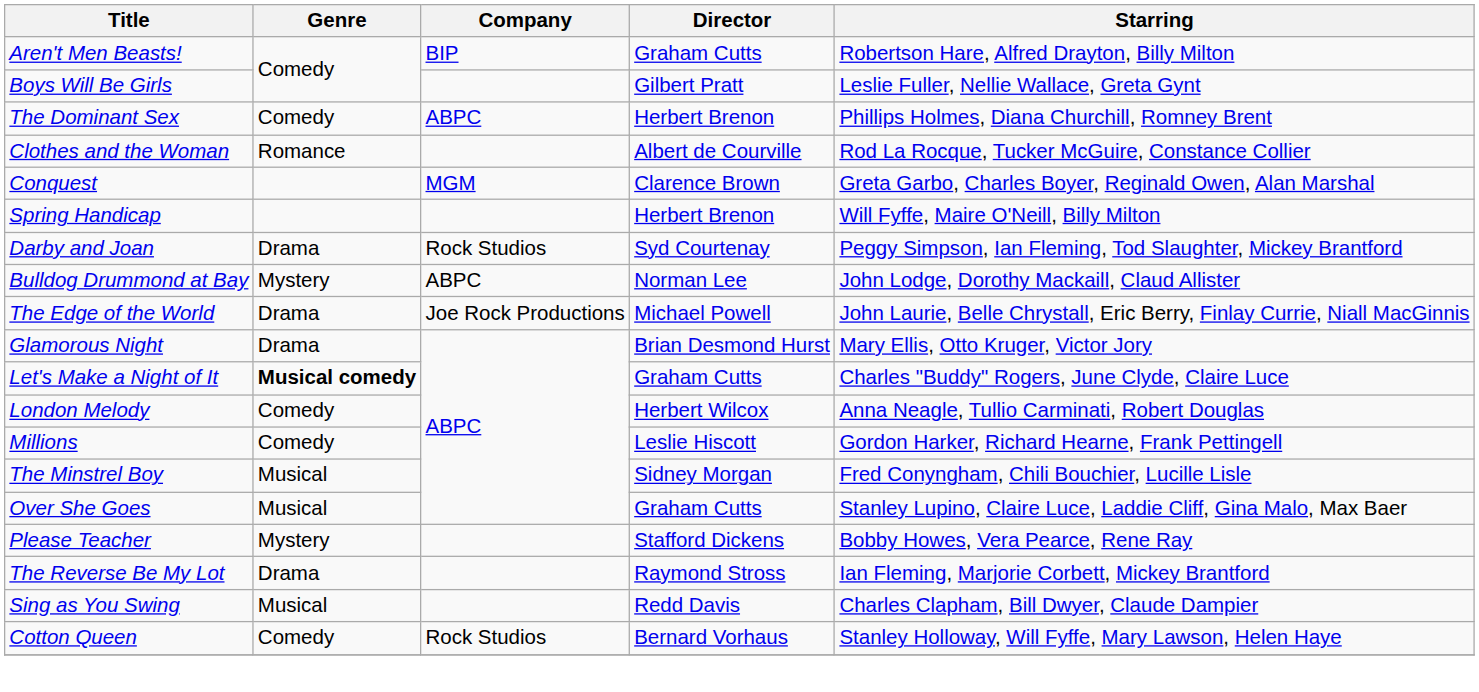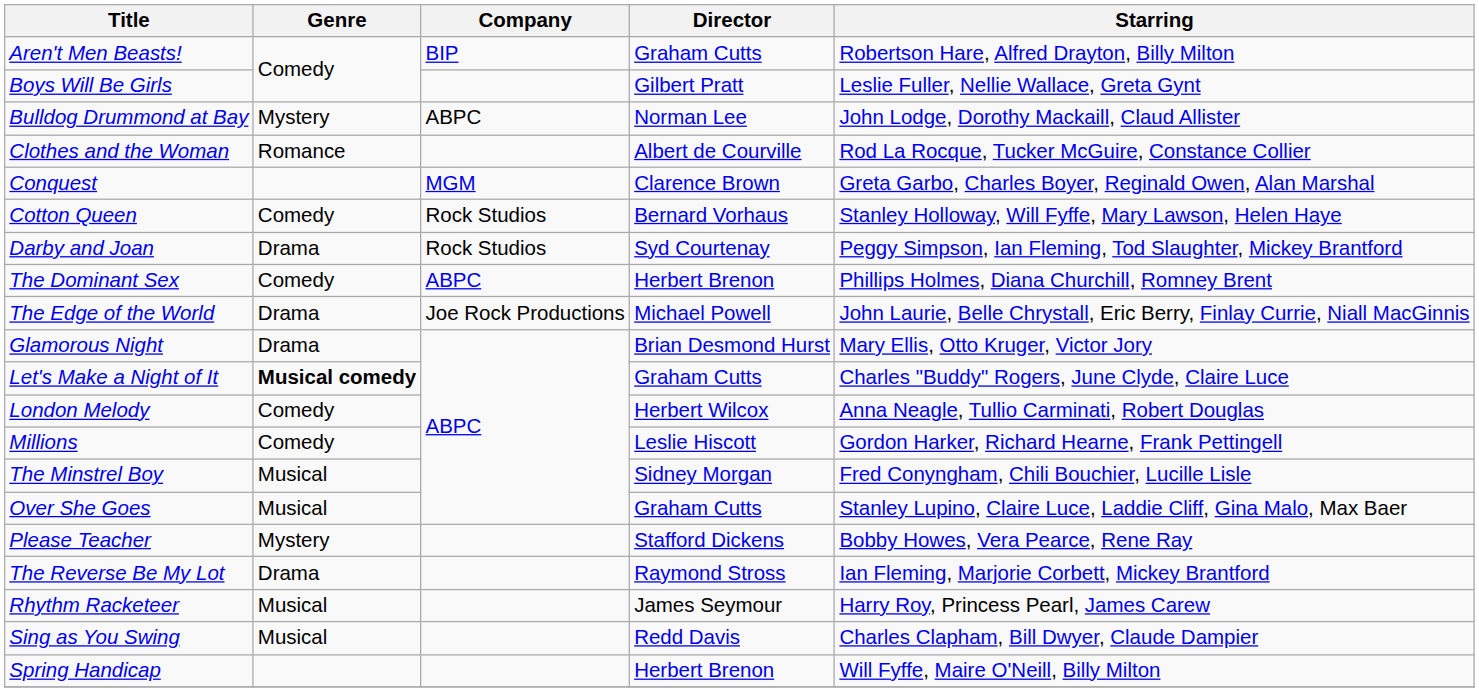rows swapped: (129, 280) <-> (94, 118)
rows swapped: (73, 637) <-> (85, 215)
+ row: (94, 605)
